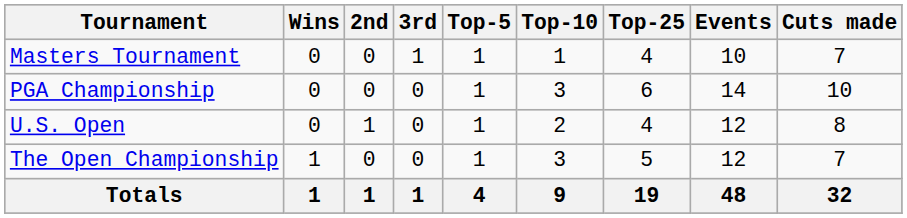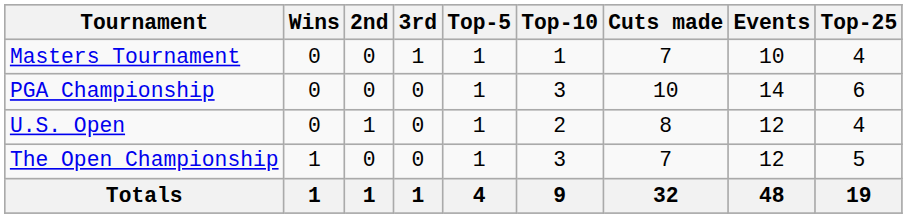columns swapped: (647, 22) <-> (840, 22)
